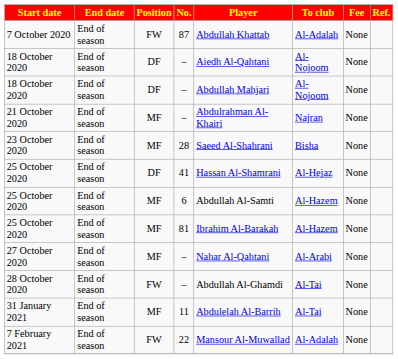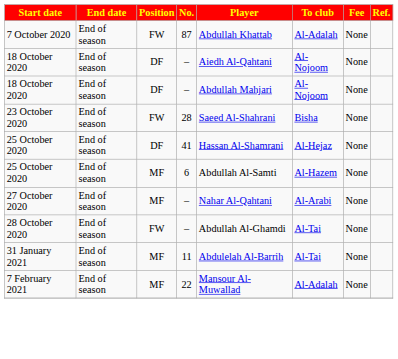- row: (30, 117)
(154, 145) MF -> (157, 117) FW
- row: (30, 228)
(154, 339) FW -> (157, 284) MF
